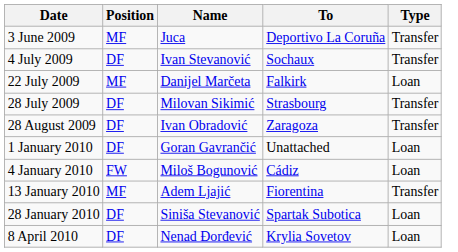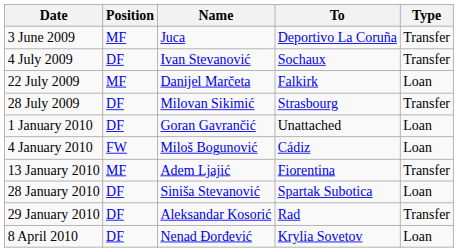- row: (52, 125)
+ row: (54, 214)
